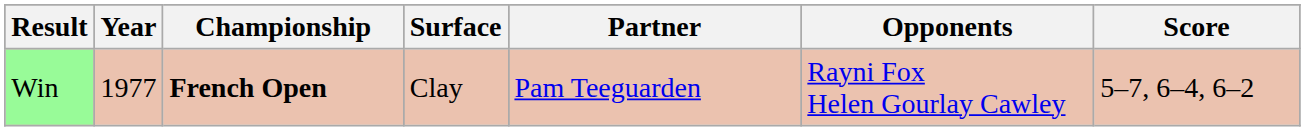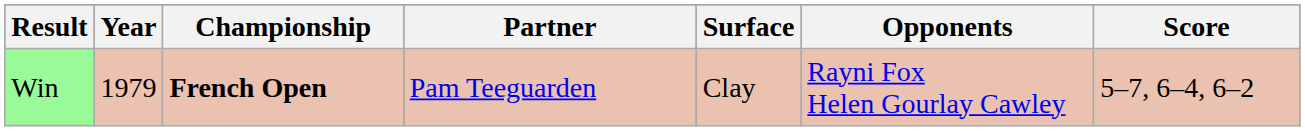columns swapped: (456, 26) <-> (654, 26)
(128, 86) 1977 -> (128, 86) 1979
